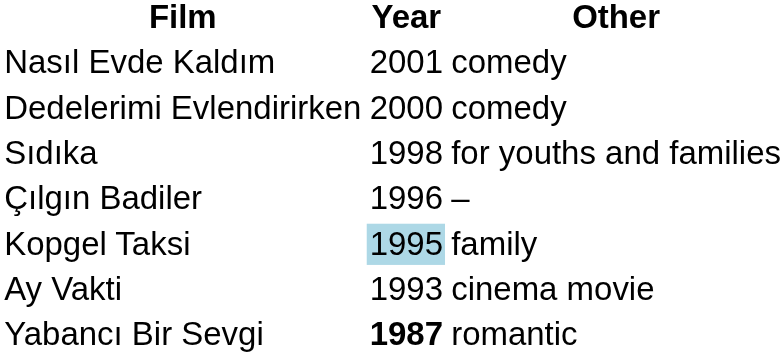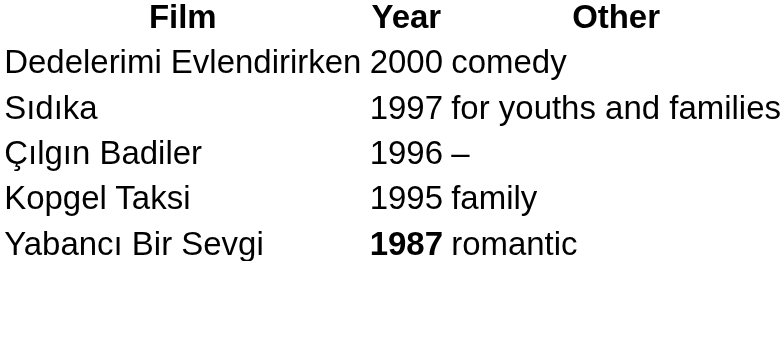- row: (140, 62)
(406, 153) 1998 -> (406, 107) 1997
(406, 243) lightblue background -> (406, 198) no background
- row: (63, 289)
